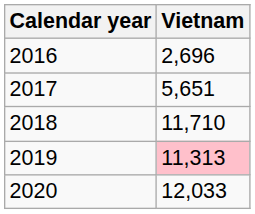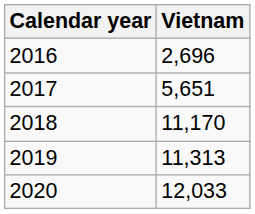(193, 123) 11,710 -> (193, 123) 11,170
(193, 157) pink background -> (193, 157) no background
